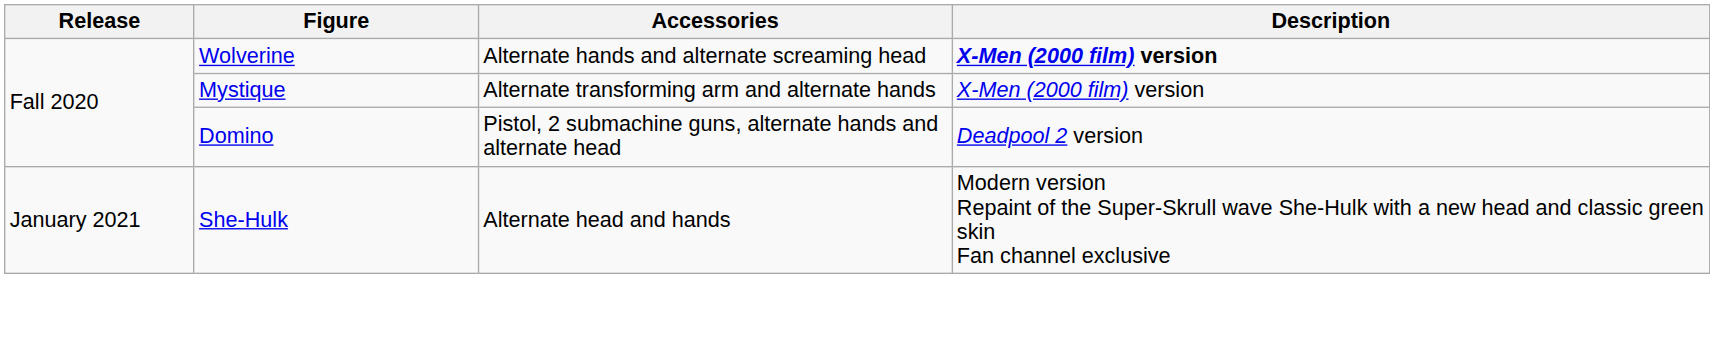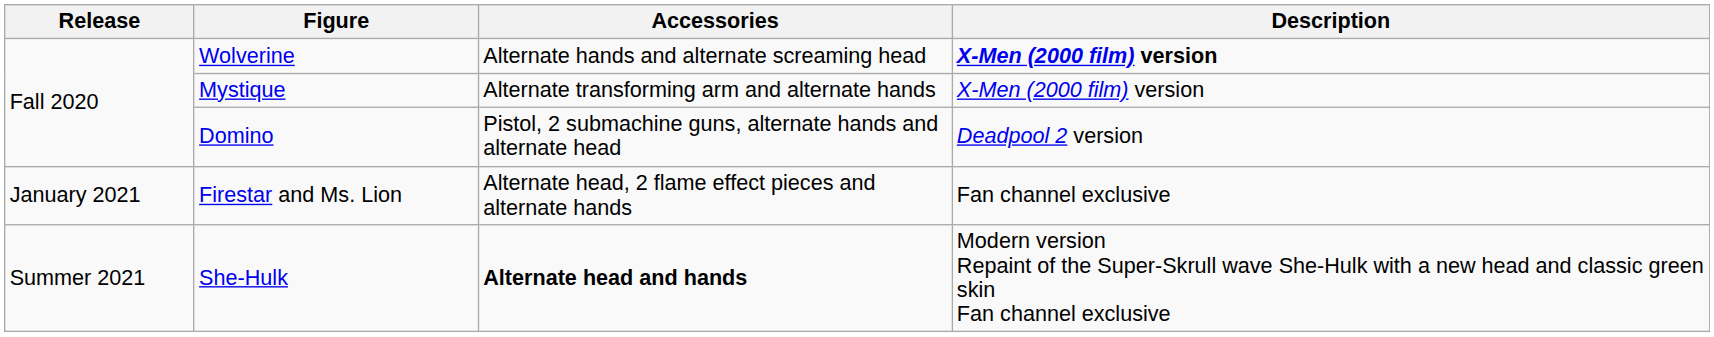+ row: (301, 195)
(75, 219) January 2021 -> (77, 277) Summer 2021
(607, 219) normal -> (615, 277) bold
